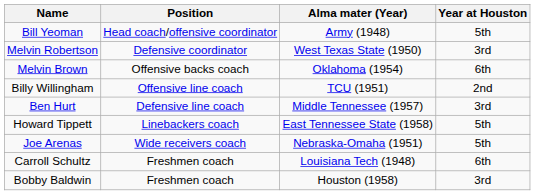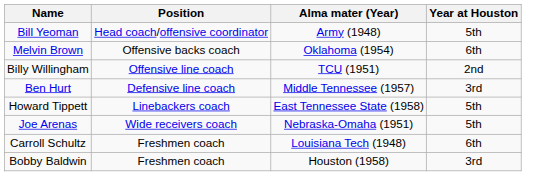- row: (52, 50)
